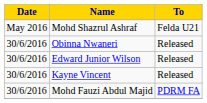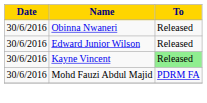- row: (94, 28)
(175, 75) no background -> (175, 59) lightgreen background
